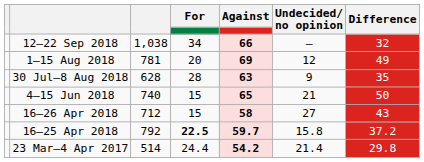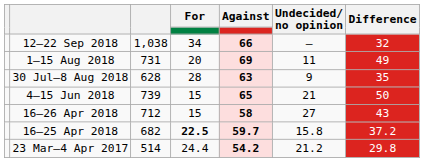(151, 60) 781 -> (151, 60) 731
(309, 60) 12 -> (309, 60) 11
(151, 95) 740 -> (151, 95) 739
(151, 130) 792 -> (151, 130) 682
(309, 148) 21.4 -> (309, 148) 21.2
